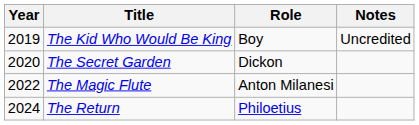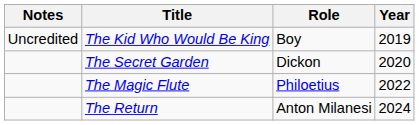columns swapped: (24, 16) <-> (376, 16)
(286, 85) Anton Milanesi -> (308, 85) Philoetius
(270, 108) Philoetius -> (324, 108) Anton Milanesi
